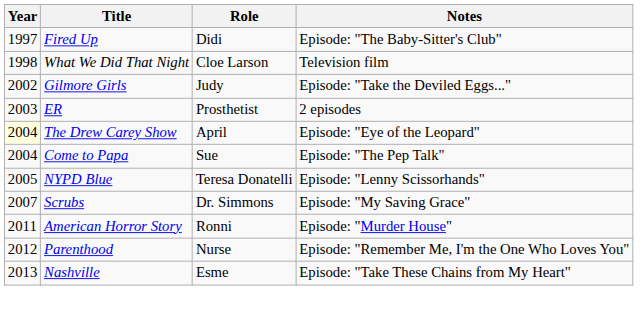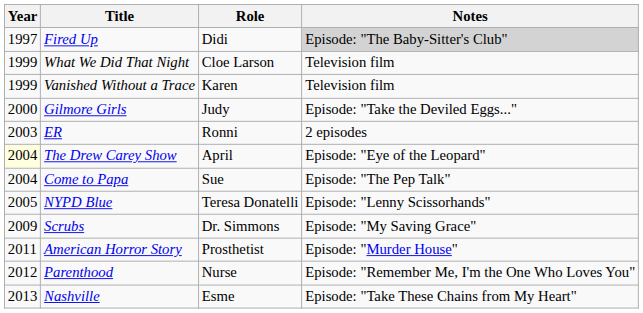(400, 39) no background -> (406, 39) lightgrey background
(23, 62) 1998 -> (23, 62) 1999
+ row: (120, 86)
(23, 86) 2002 -> (23, 109) 2000
(227, 109) Prosthetist -> (220, 132) Ronni
(23, 202) 2007 -> (23, 226) 2009
(214, 226) Ronni -> (233, 249) Prosthetist
